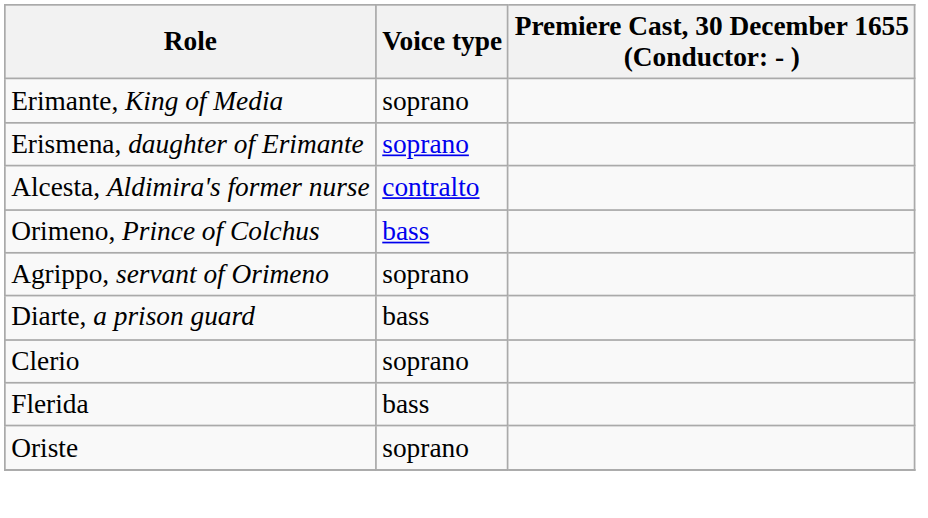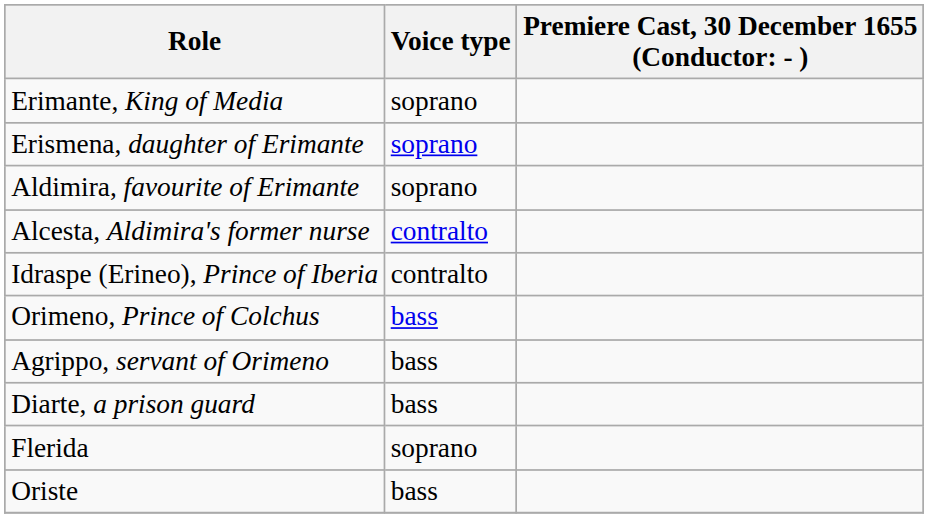+ row: (185, 187)
+ row: (195, 273)
(426, 273) soprano -> (414, 360) bass
- row: (45, 360)
(406, 404) bass -> (434, 447) soprano
(426, 447) soprano -> (414, 490) bass
